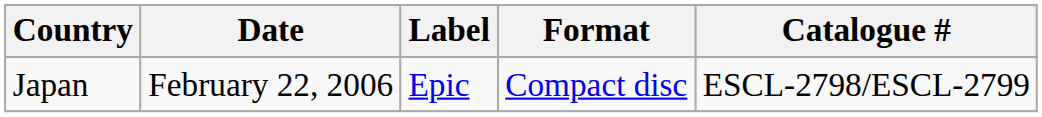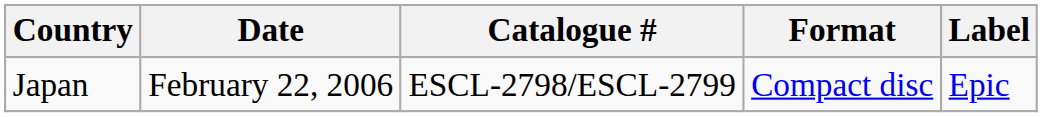columns swapped: (449, 30) <-> (866, 30)
